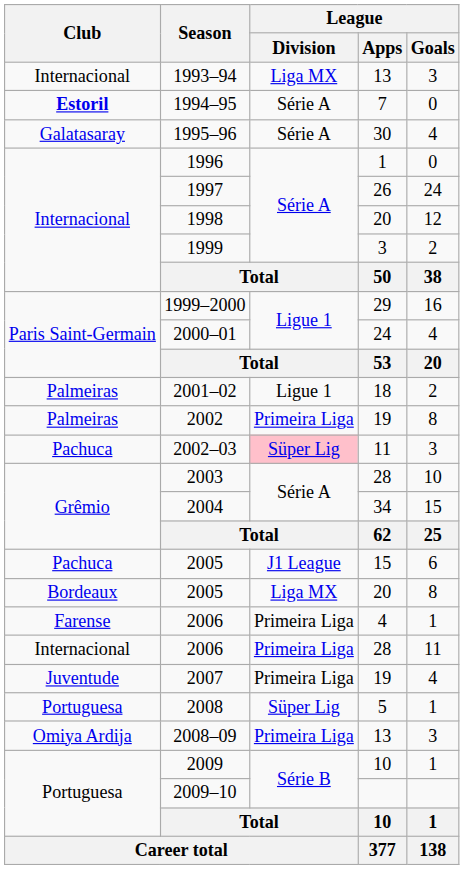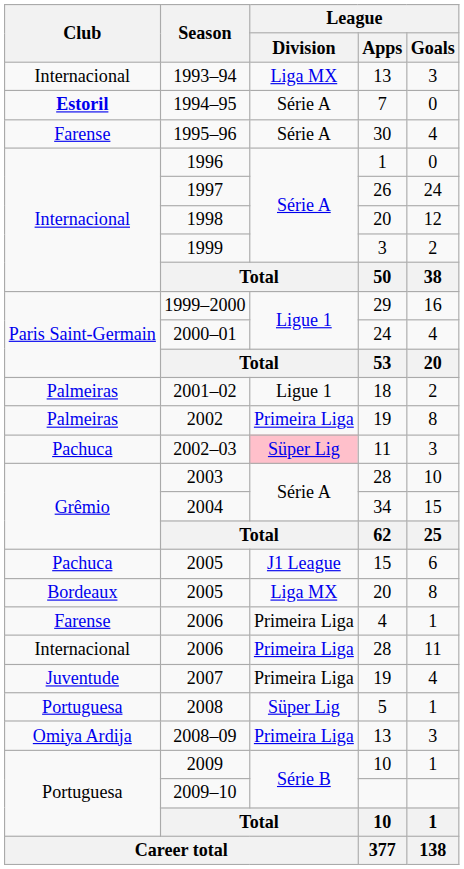(82, 133) Galatasaray -> (82, 133) Farense
